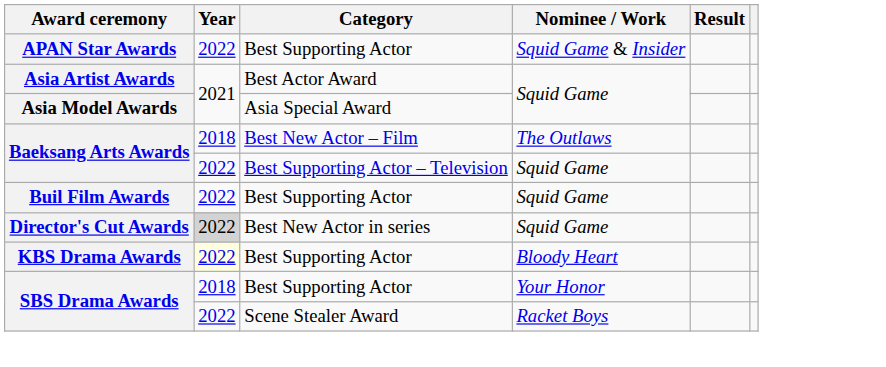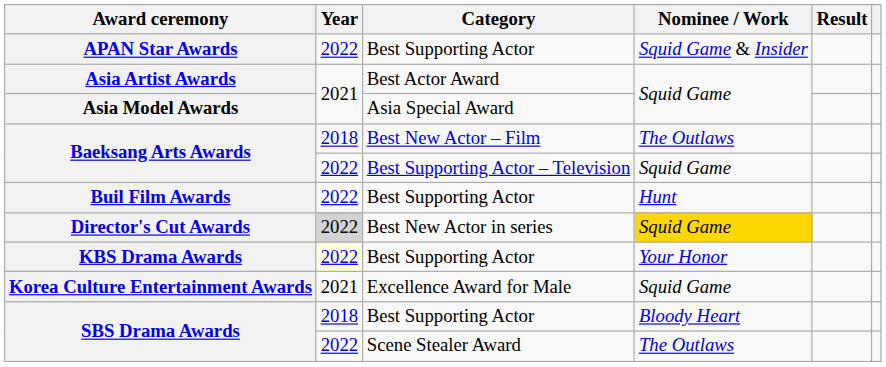(562, 197) Squid Game -> (658, 197) Hunt
(562, 227) no background -> (685, 227) gold background
(567, 256) Bloody Heart -> (683, 256) Your Honor
+ row: (160, 286)
(561, 286) Your Honor -> (690, 316) Bloody Heart
(562, 316) Racket Boys -> (686, 345) The Outlaws
